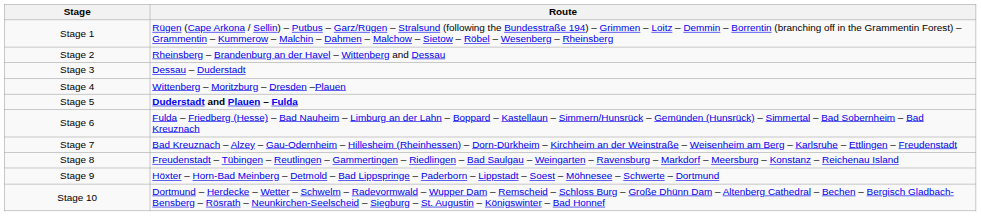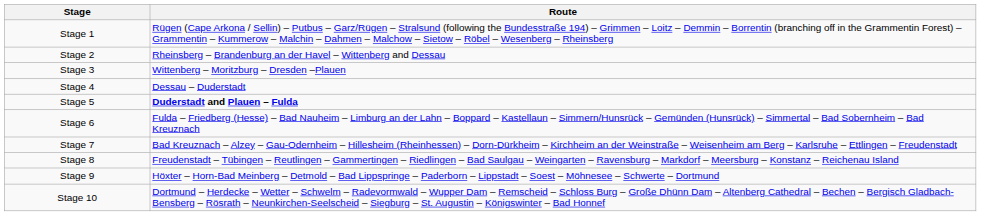(199, 70) Dessau – Duderstadt -> (249, 70) Wittenberg – Moritzburg – Dresden –Plauen
(249, 86) Wittenberg – Moritzburg – Dresden –Plauen -> (199, 86) Dessau – Duderstadt
